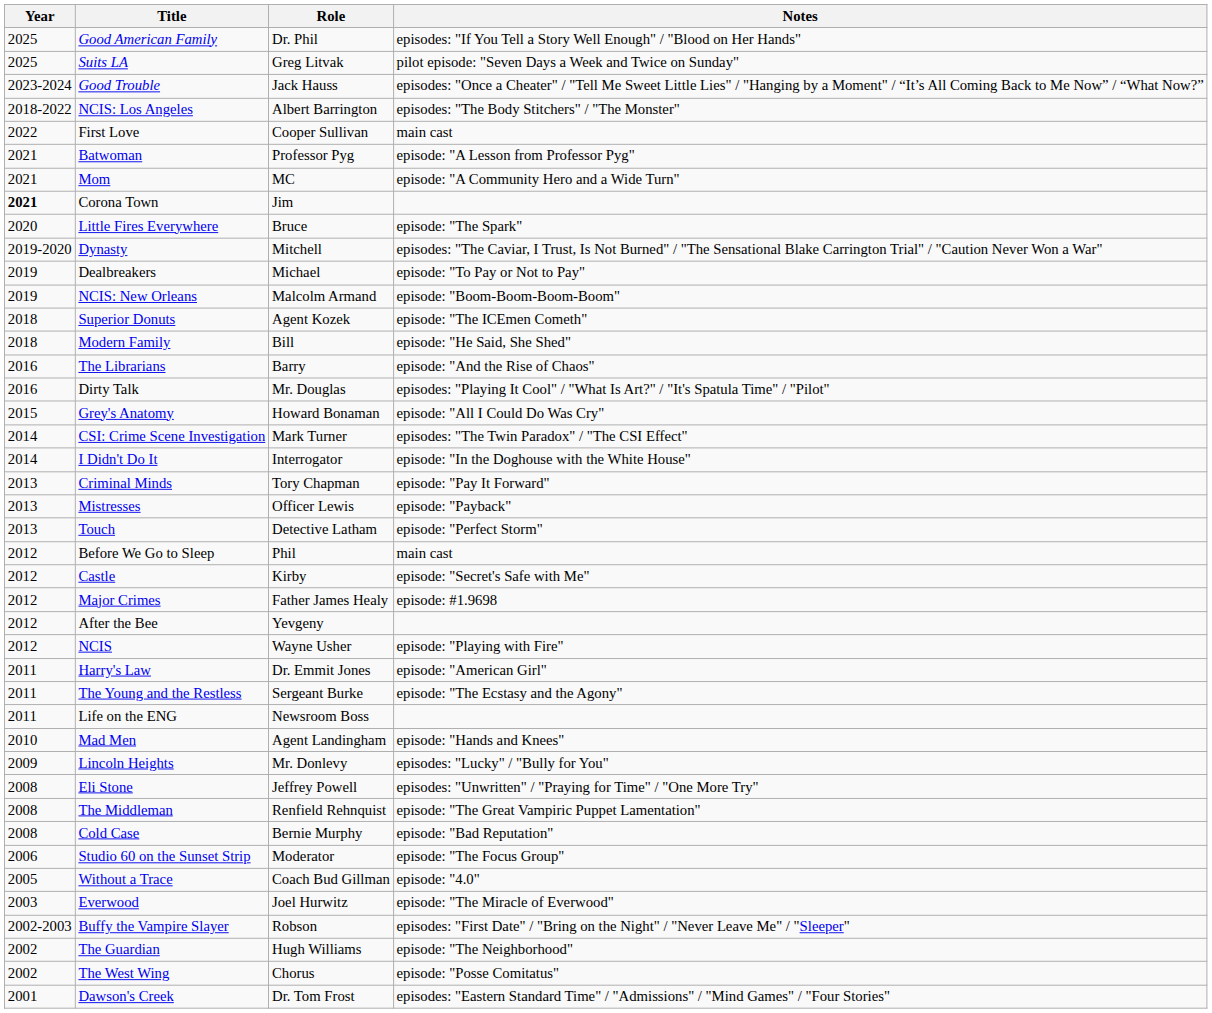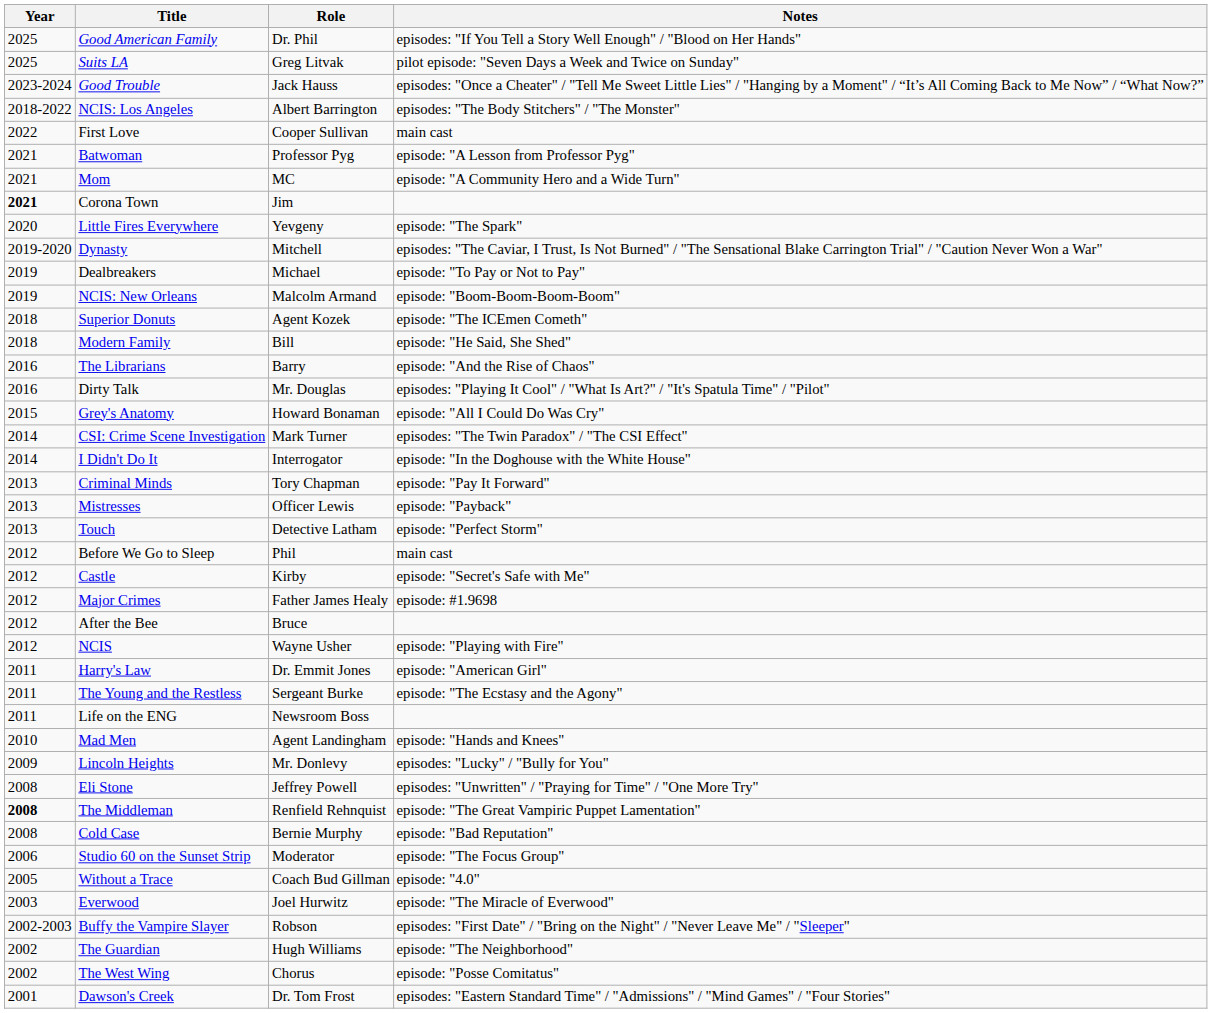(290, 226) Bruce -> (298, 226) Yevgeny
(298, 623) Yevgeny -> (290, 623) Bruce
(23, 809) normal -> (23, 809) bold
